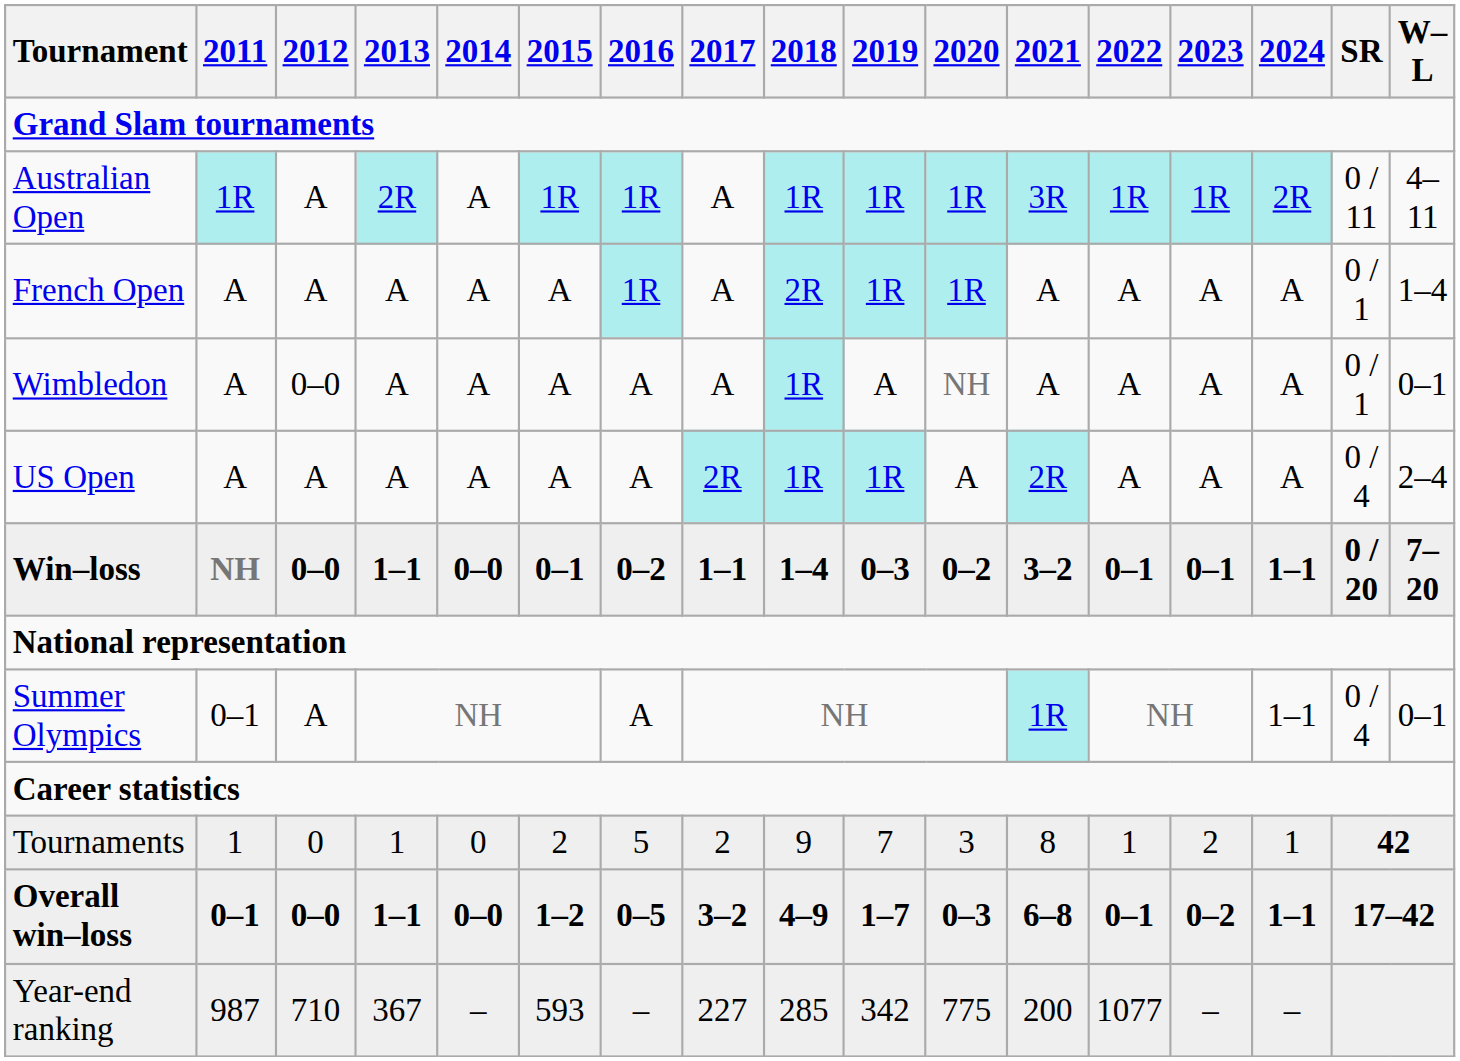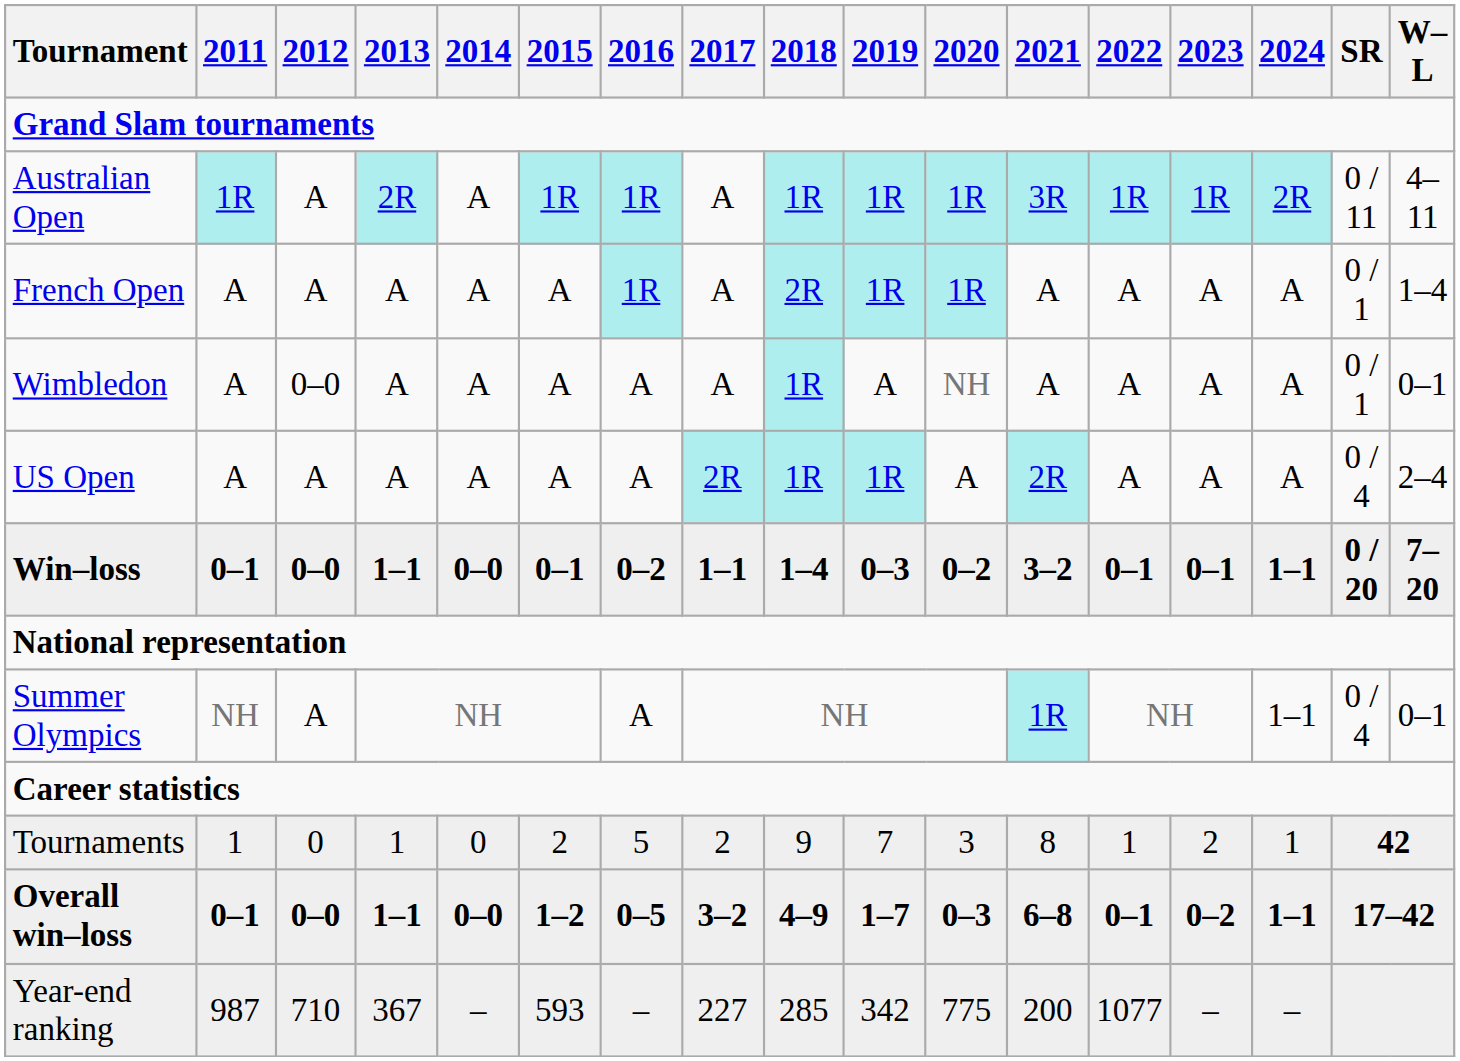(235, 568) NH -> (235, 568) 0–1
(235, 715) 0–1 -> (235, 715) NH
